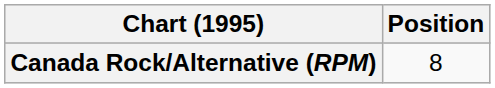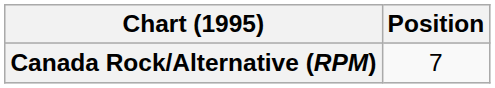(436, 62) 8 -> (436, 62) 7
